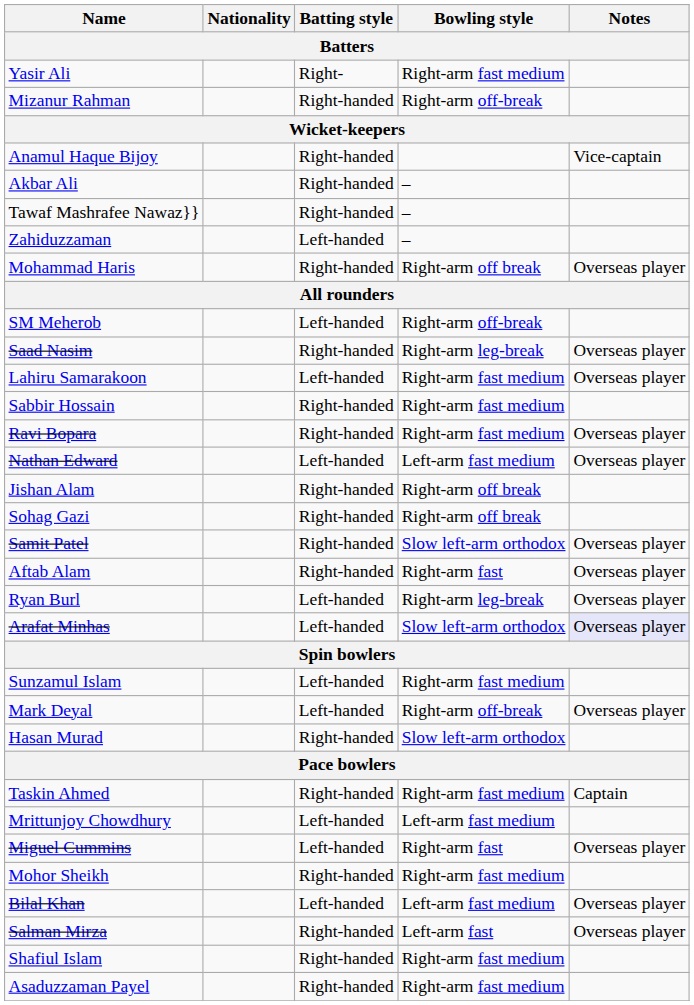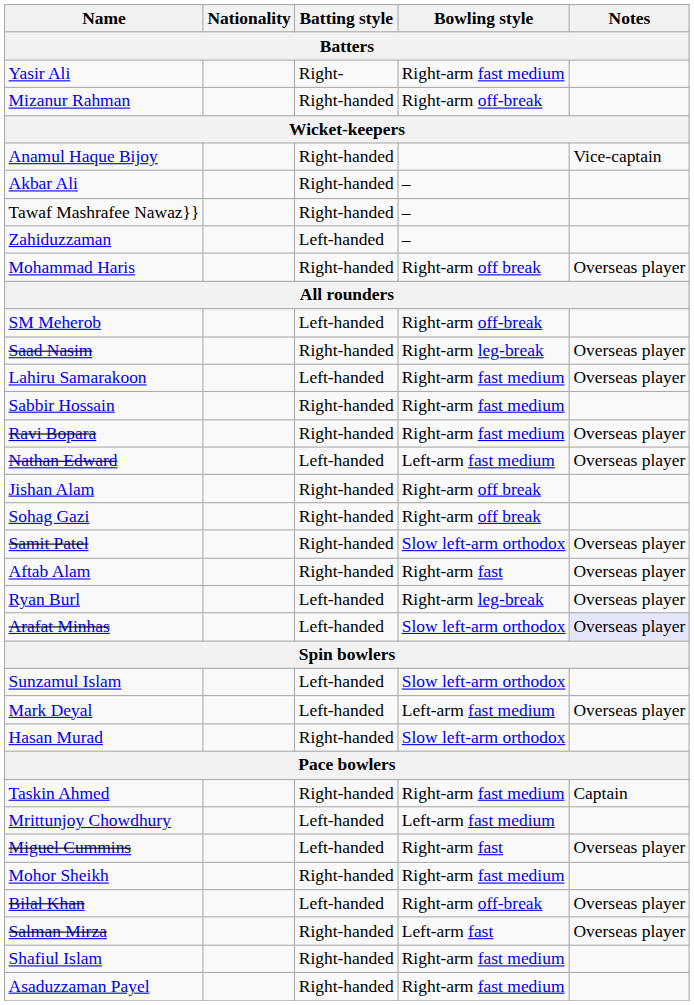(483, 682) Right-arm fast medium -> (484, 682) Slow left-arm orthodox
(472, 709) Right-arm off-break -> (478, 709) Left-arm fast medium
(478, 903) Left-arm fast medium -> (472, 903) Right-arm off-break
